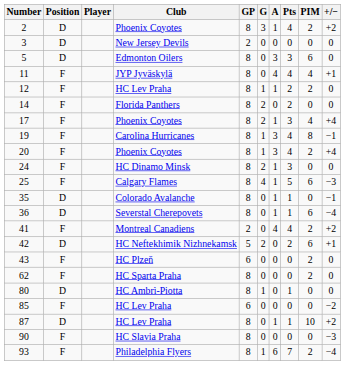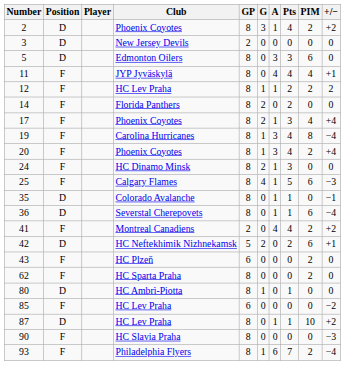(331, 89) 0 -> (331, 89) 2
(331, 136) −1 -> (331, 136) −4
